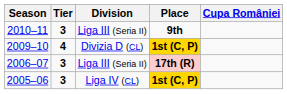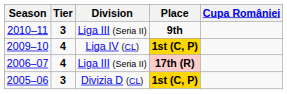(112, 47) Divizia D (CL) -> (112, 47) Liga IV (CL)
(63, 64) 3 -> (63, 64) 4
(112, 81) Liga IV (CL) -> (112, 81) Divizia D (CL)
